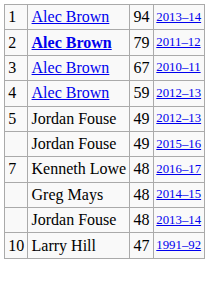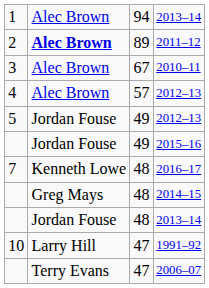(142, 42) 79 -> (142, 42) 89
(142, 93) 59 -> (142, 93) 57
+ row: (16, 271)
